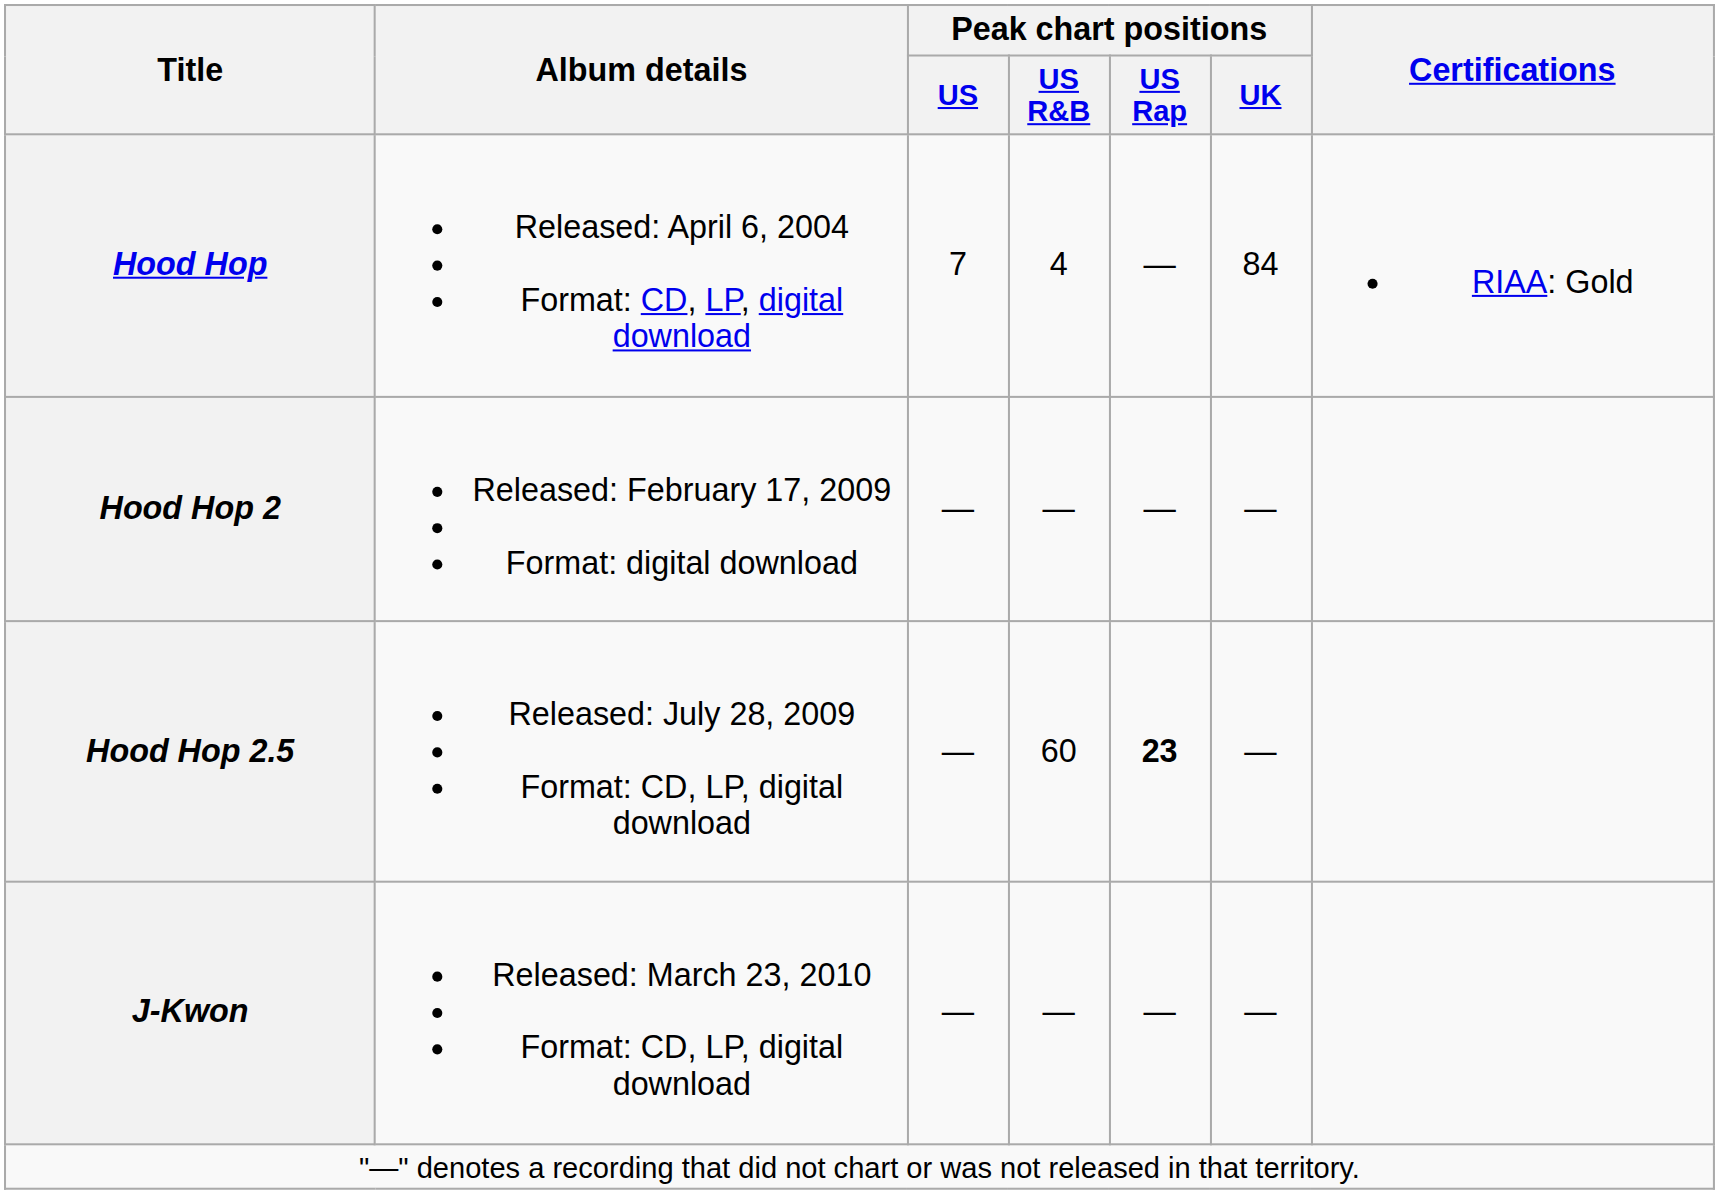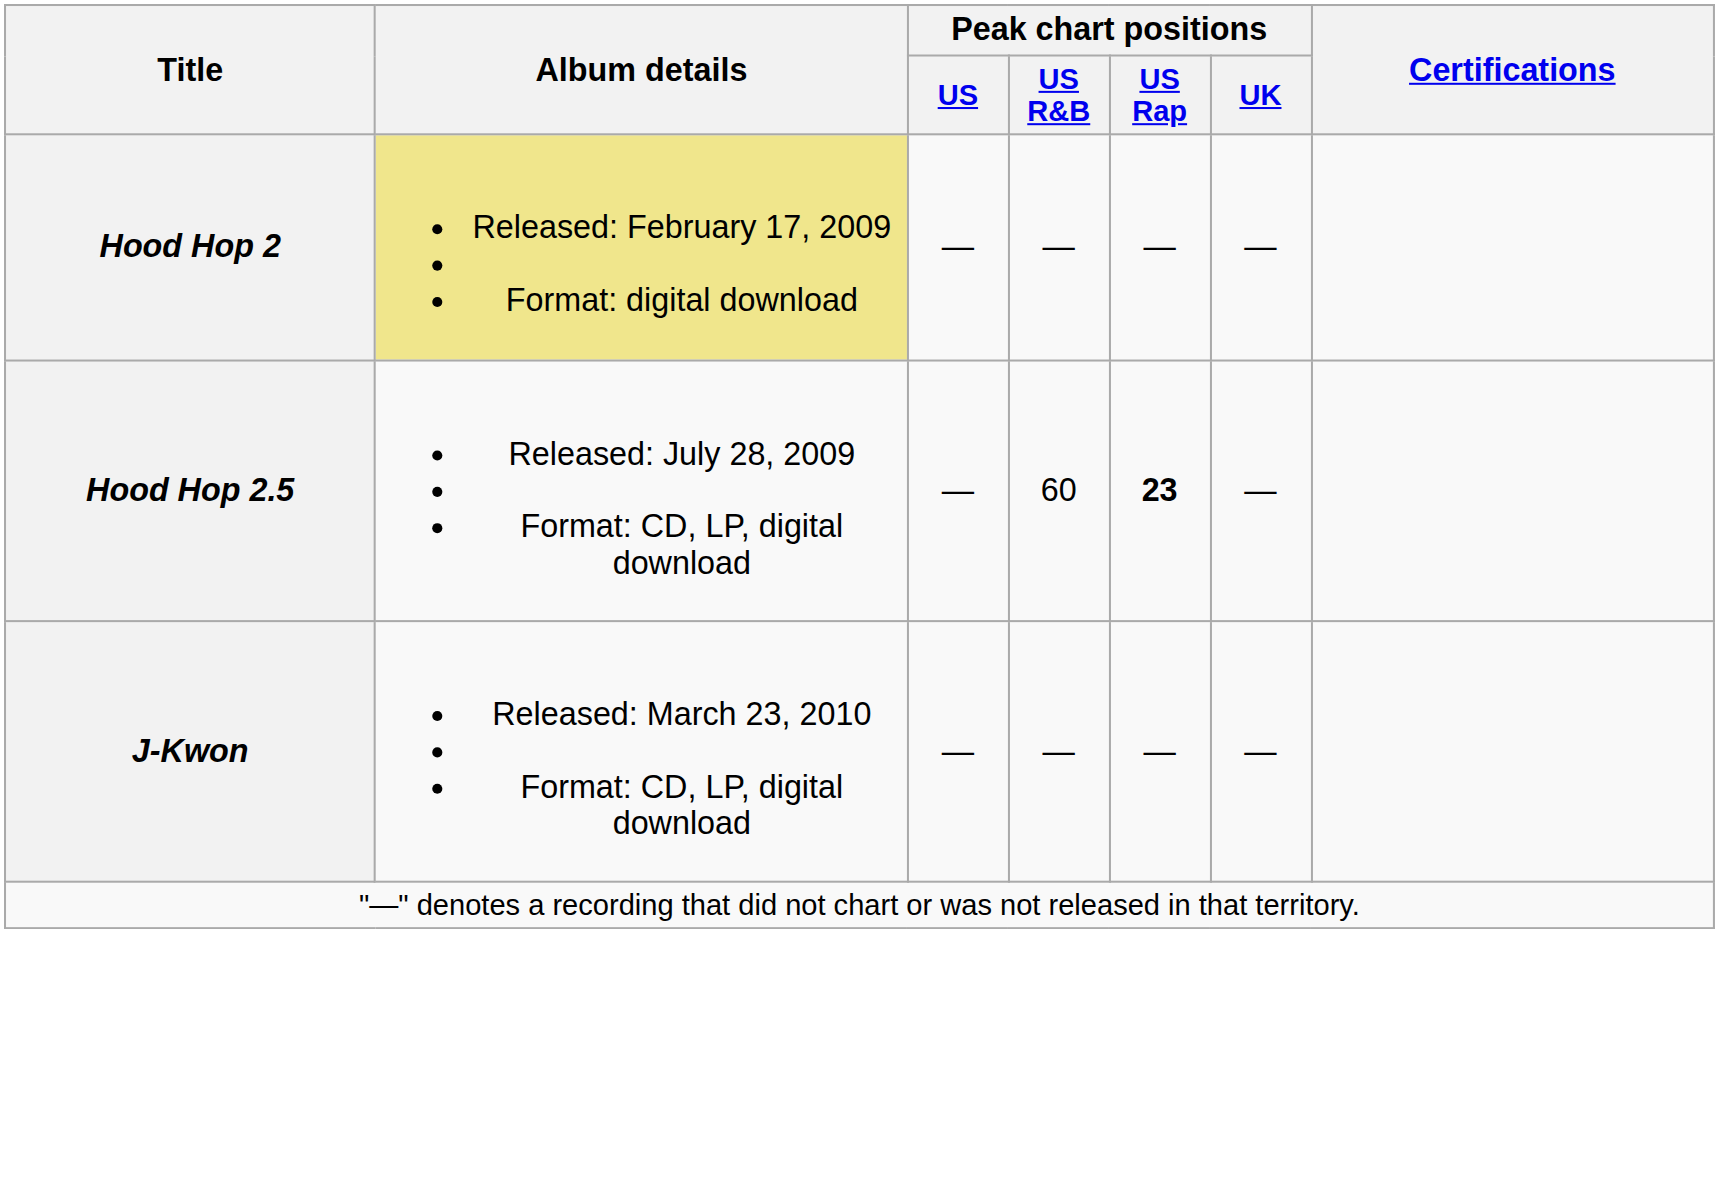- row: (190, 264)
(641, 527) no background -> (641, 265) khaki background
